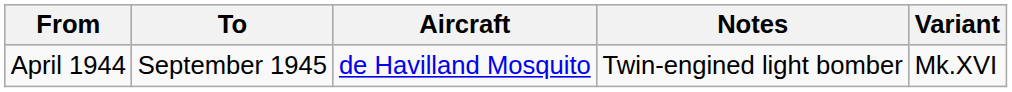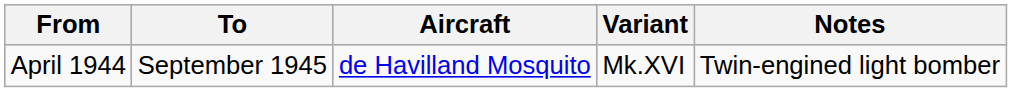columns swapped: (957, 24) <-> (753, 24)
